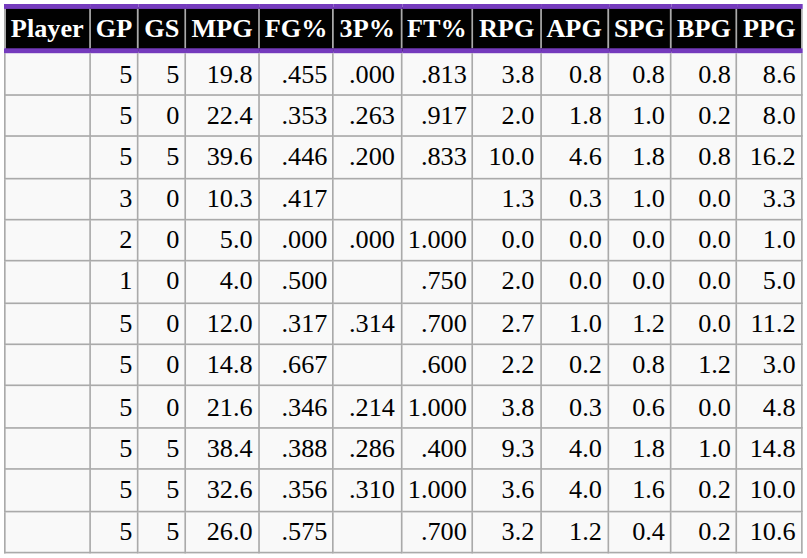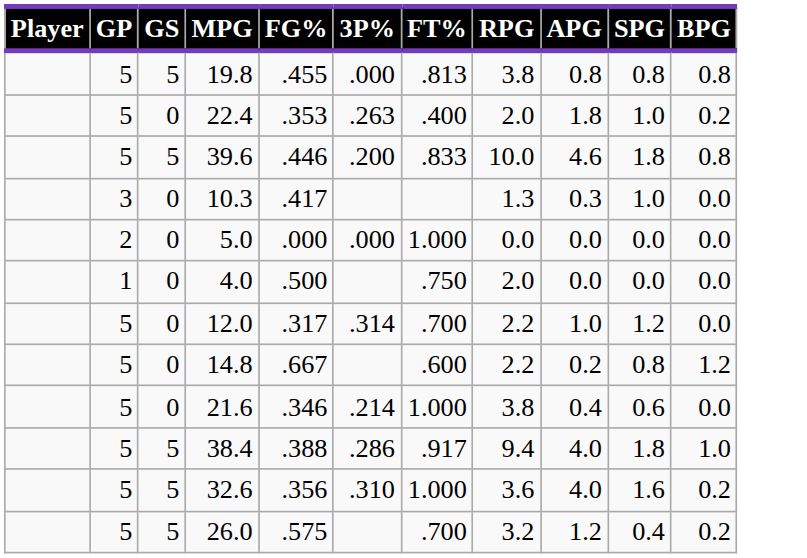- column: (769, 28)
(444, 115) .917 -> (444, 115) .400
(518, 323) 2.7 -> (518, 323) 2.2
(585, 406) 0.3 -> (585, 406) 0.4
(444, 448) .400 -> (444, 448) .917
(518, 448) 9.3 -> (518, 448) 9.4
